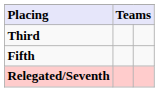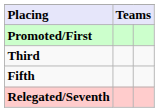+ row: (50, 35)
